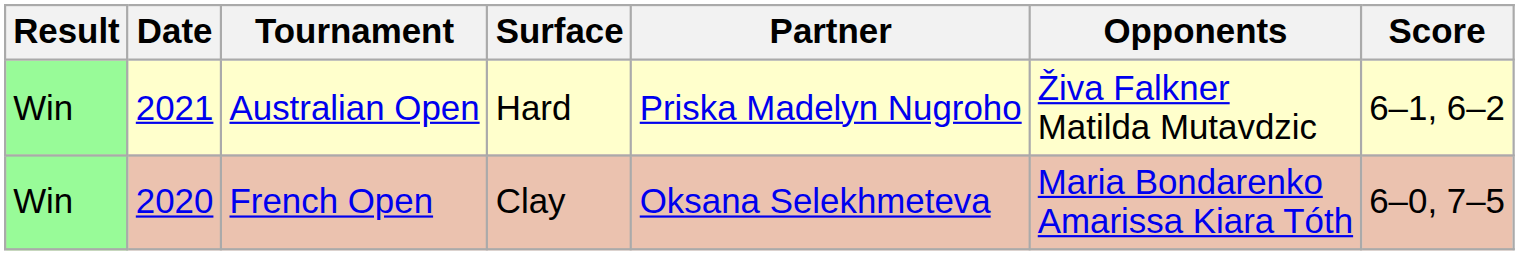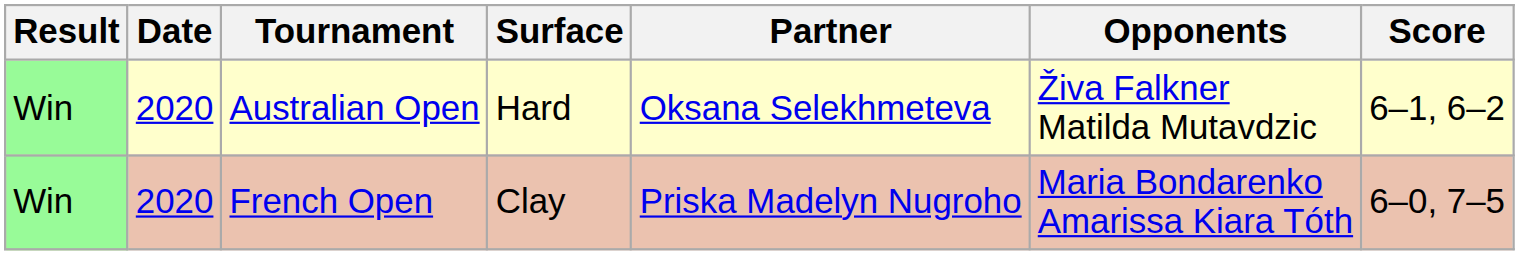(175, 107) 2021 -> (175, 107) 2020
(831, 107) Priska Madelyn Nugroho -> (815, 107) Oksana Selekhmeteva
(815, 201) Oksana Selekhmeteva -> (831, 201) Priska Madelyn Nugroho
